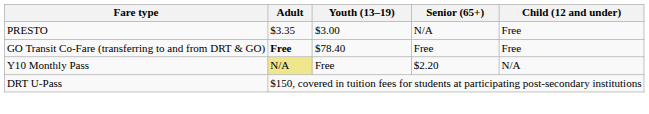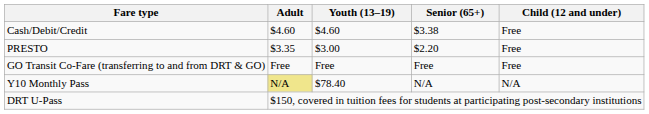+ row: (47, 30)
(423, 30) N/A -> (426, 48) $2.20
(281, 48) bold -> (280, 65) normal
(330, 48) $78.40 -> (325, 65) Free
(325, 65) Free -> (330, 83) $78.40
(426, 65) $2.20 -> (423, 83) N/A
